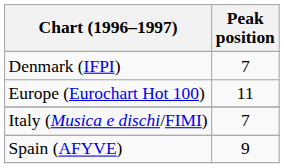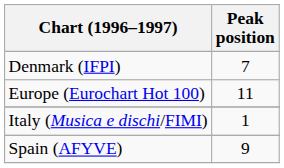(245, 120) 7 -> (245, 120) 1
